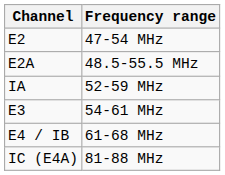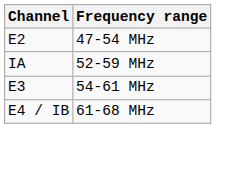- row: (21, 64)
- row: (43, 159)
